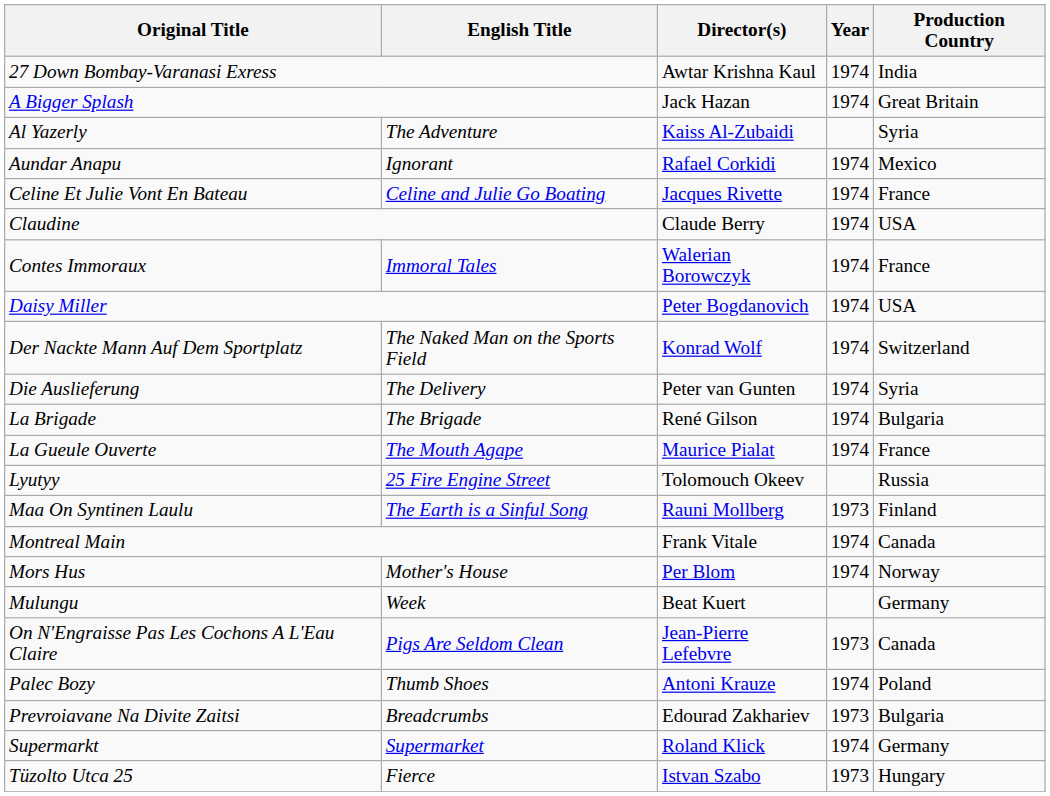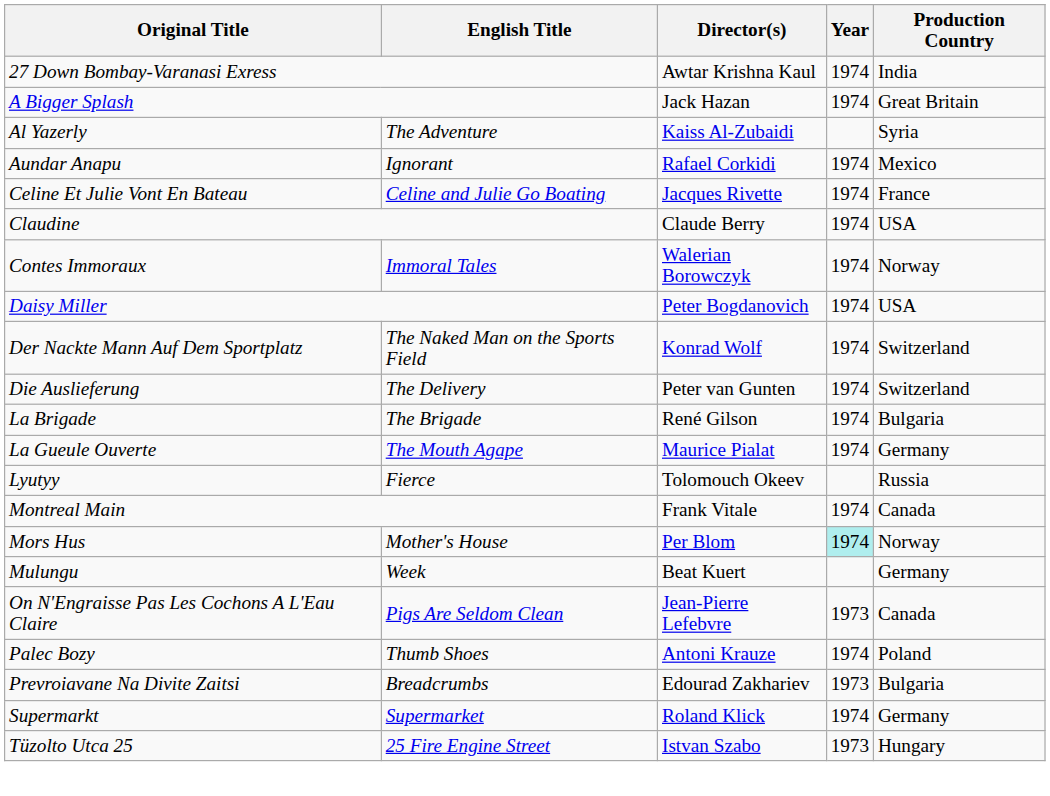(904, 265) France -> (909, 265) Norway
(898, 389) Syria -> (924, 389) Switzerland
(904, 449) France -> (914, 449) Germany
(468, 480) 25 Fire Engine Street -> (410, 480) Fierce
- row: (101, 510)
(850, 571) no background -> (850, 541) paleturquoise background
(410, 776) Fierce -> (468, 745) 25 Fire Engine Street
